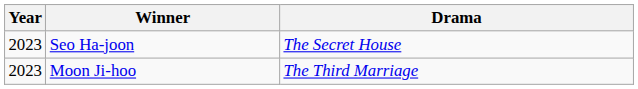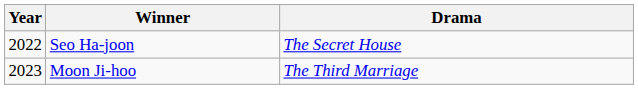(25, 44) 2023 -> (25, 44) 2022
